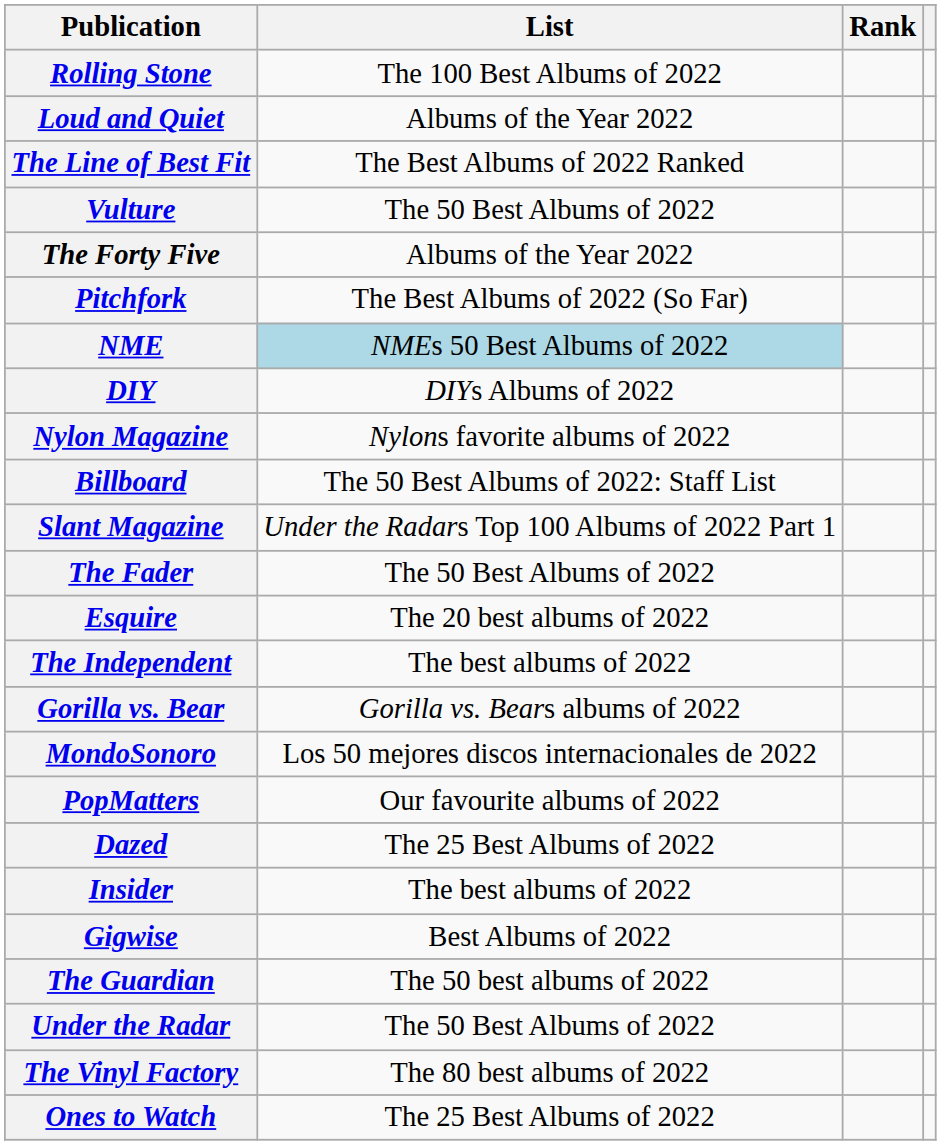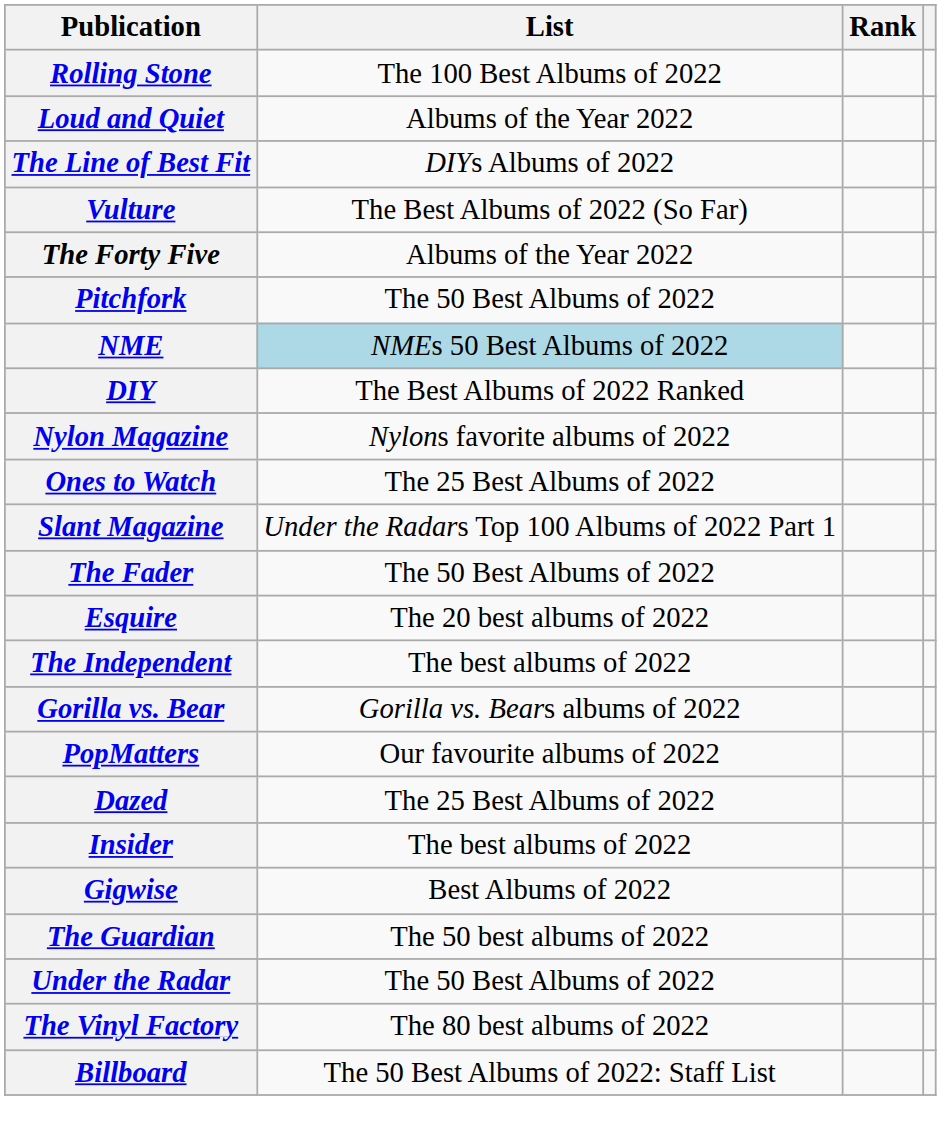(550, 163) The Best Albums of 2022 Ranked -> (550, 163) DIYs Albums of 2022
(550, 208) The 50 Best Albums of 2022 -> (550, 208) The Best Albums of 2022 (So Far)
(550, 299) The Best Albums of 2022 (So Far) -> (550, 299) The 50 Best Albums of 2022
(550, 390) DIYs Albums of 2022 -> (550, 390) The Best Albums of 2022 Ranked
rows swapped: (131, 481) <-> (131, 1117)
- row: (131, 753)
